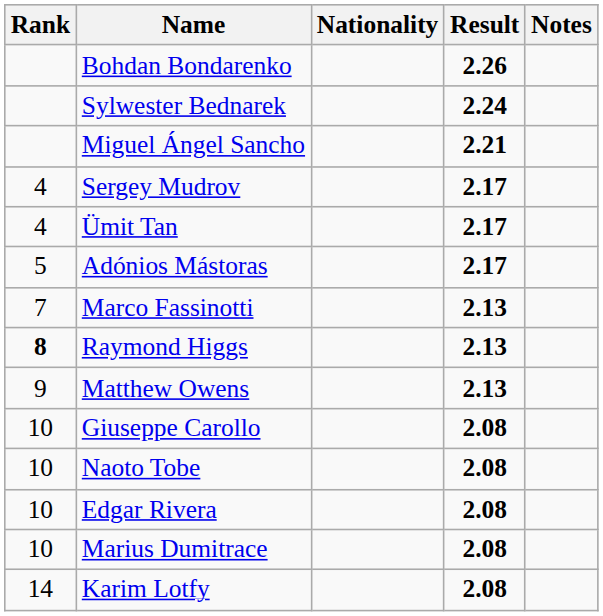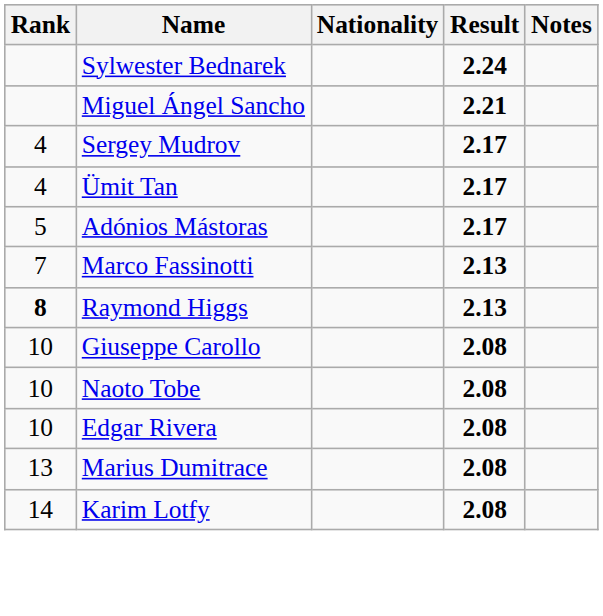- row: (187, 65)
- row: (166, 387)
(40, 549) 10 -> (40, 468) 13
